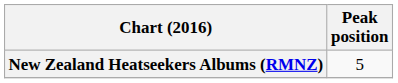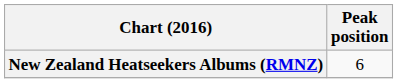(360, 63) 5 -> (360, 63) 6
